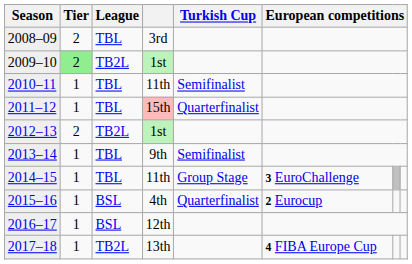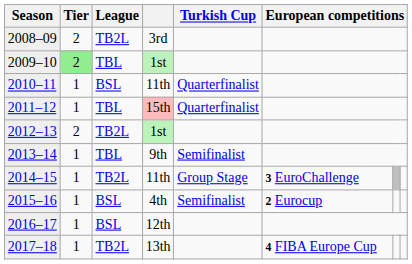(109, 38) TBL -> (112, 38) TB2L
(112, 61) TB2L -> (109, 61) TBL
(109, 84) TBL -> (108, 84) BSL
(211, 84) Semifinalist -> (218, 84) Quarterfinalist
(109, 177) TBL -> (112, 177) TB2L
(218, 200) Quarterfinalist -> (211, 200) Semifinalist
